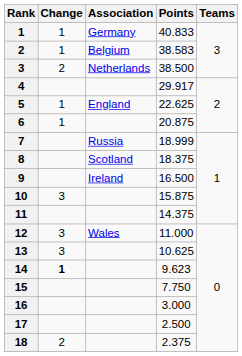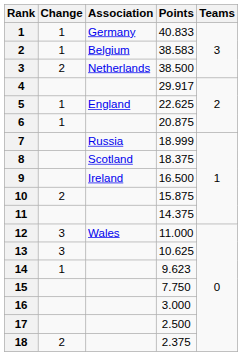(62, 196) 3 -> (62, 196) 2
(62, 269) bold -> (62, 269) normal
